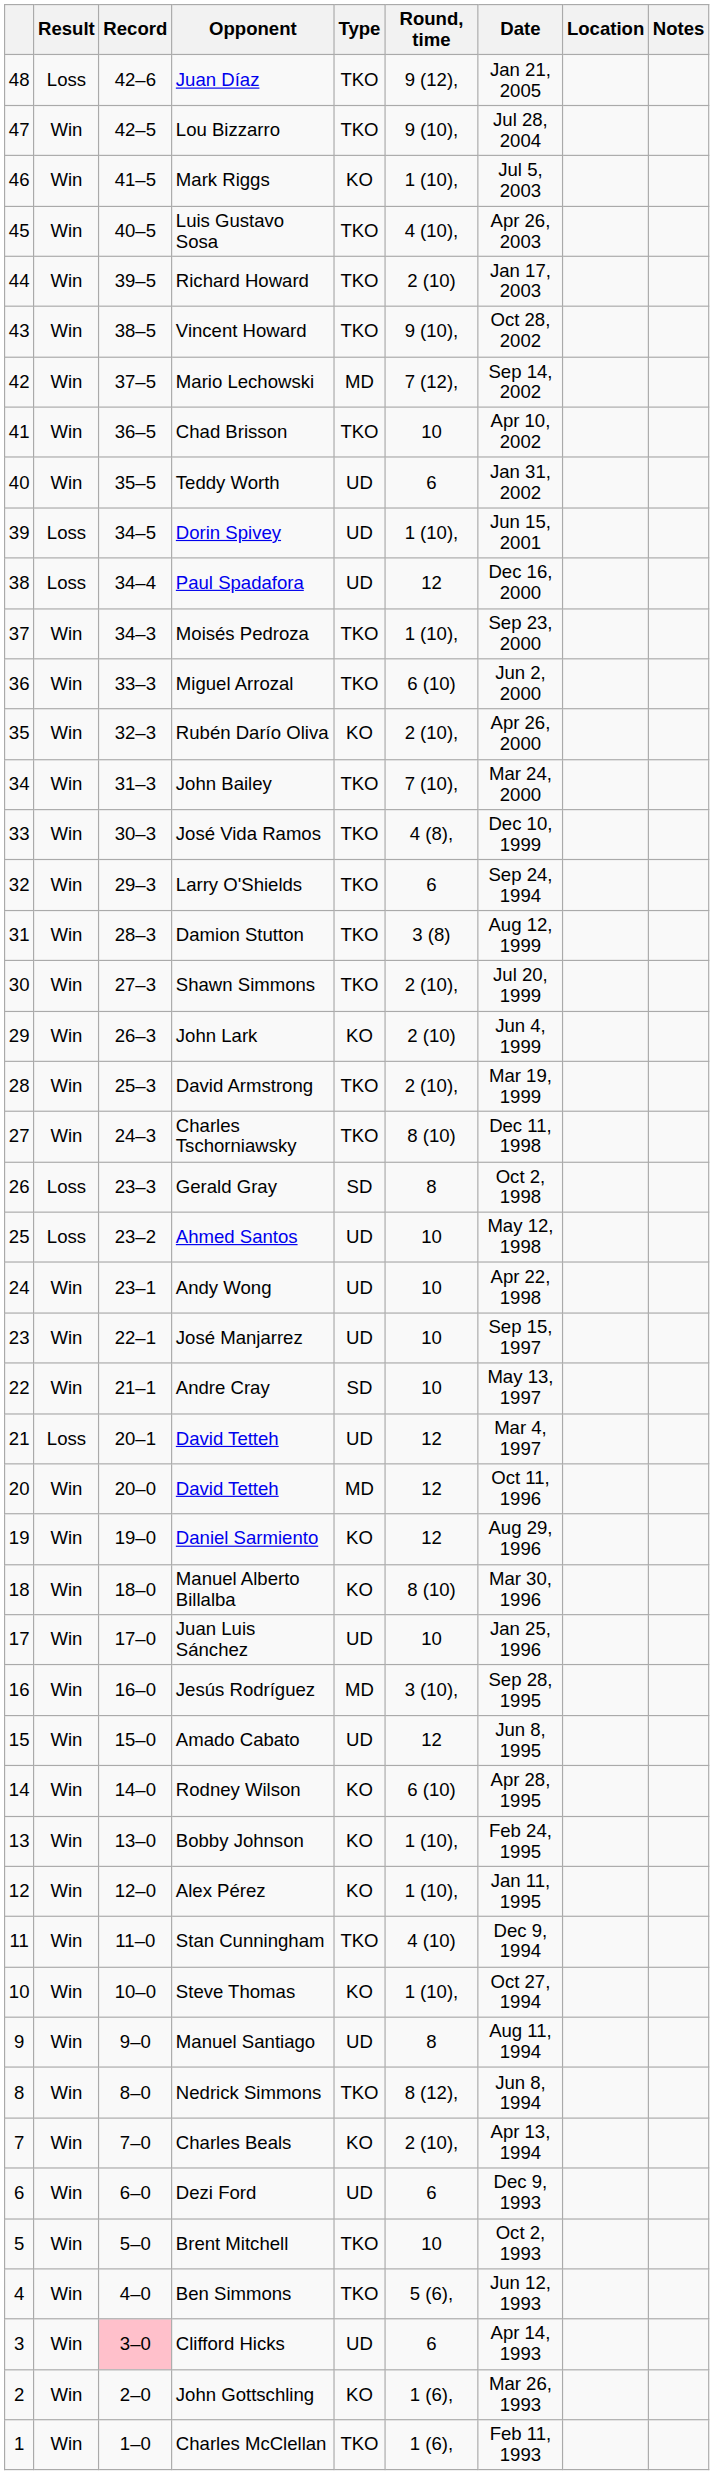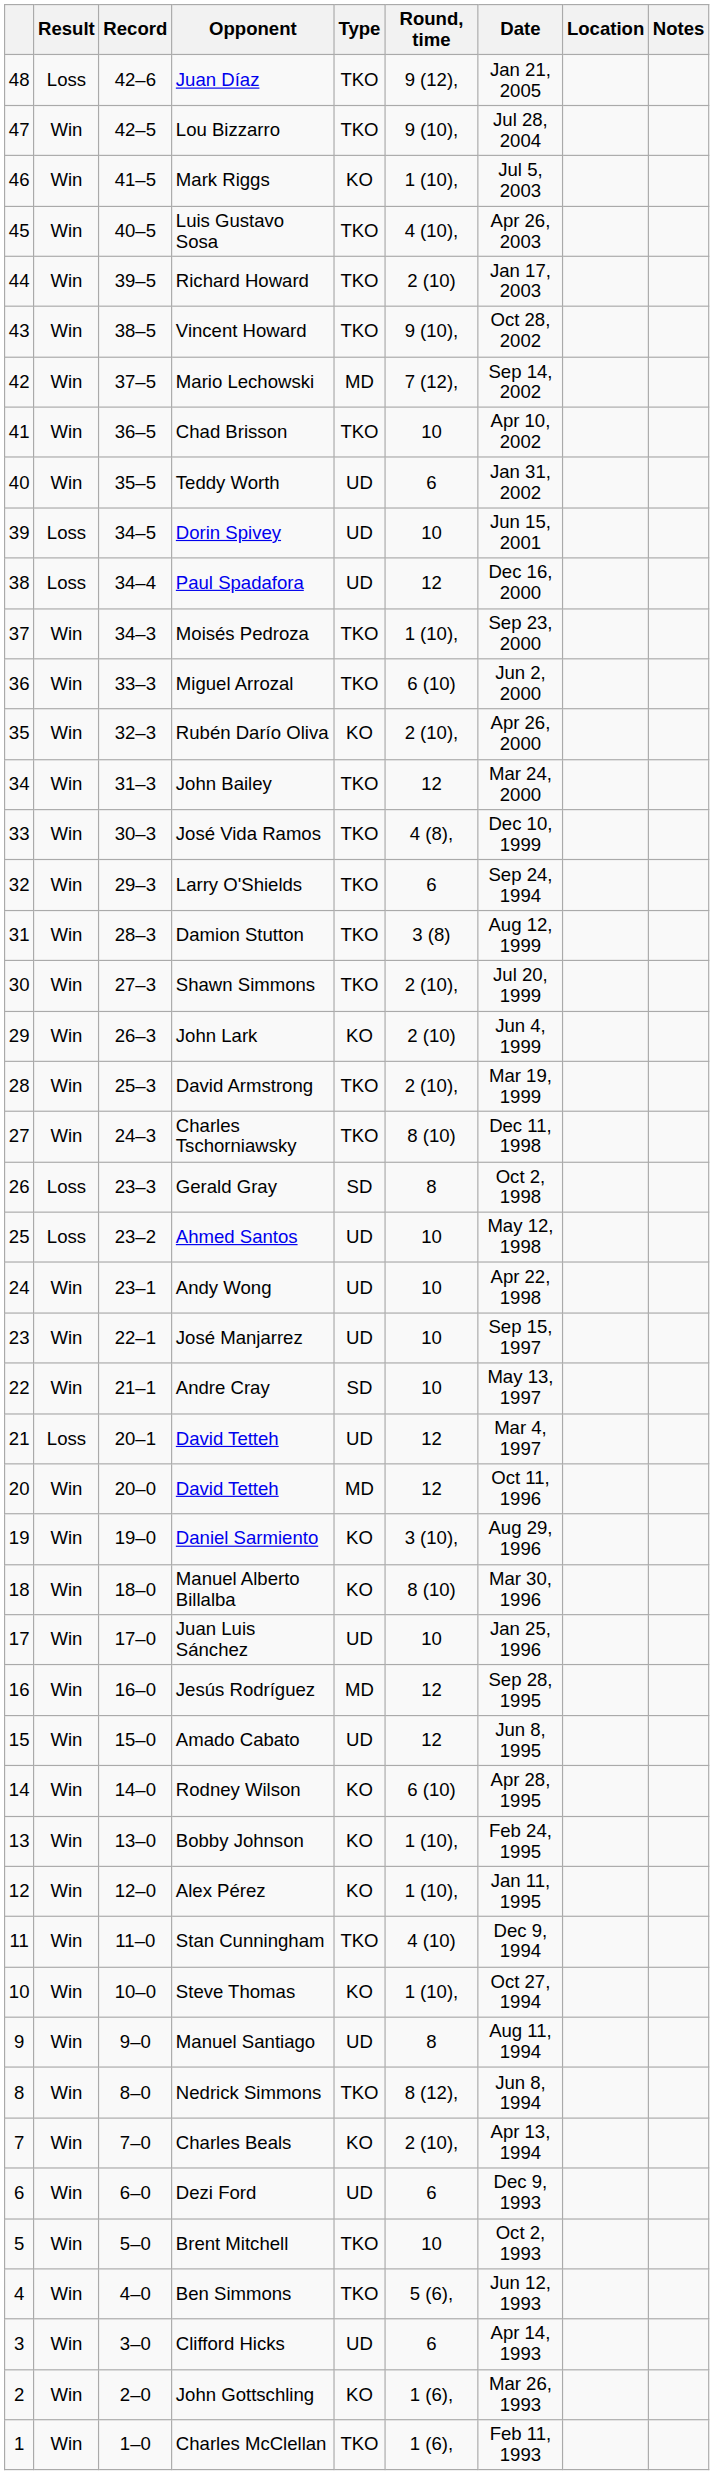(431, 532) 1 (10), -> (431, 532) 10
(431, 784) 7 (10), -> (431, 784) 12
(431, 1539) 12 -> (431, 1539) 3 (10),
(431, 1690) 3 (10), -> (431, 1690) 12
(135, 2344) pink background -> (135, 2344) no background
